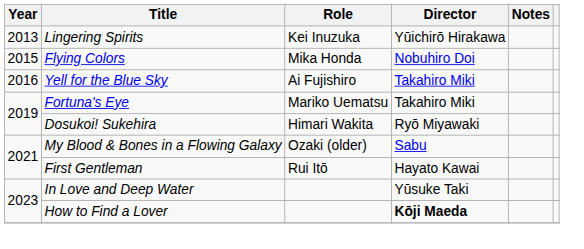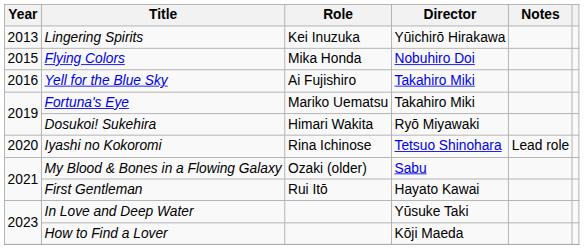+ row: (103, 146)
(431, 211) bold -> (429, 233) normal
